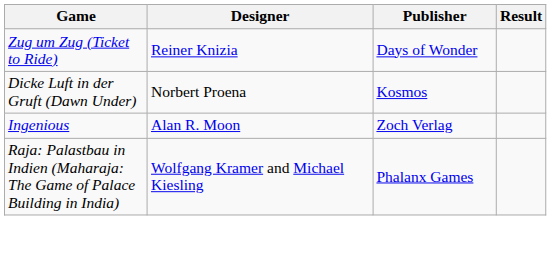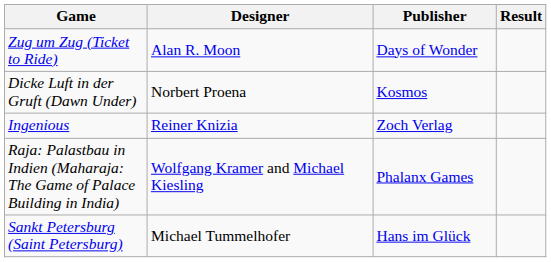(194, 50) Reiner Knizia -> (196, 50) Alan R. Moon
(196, 125) Alan R. Moon -> (194, 125) Reiner Knizia
+ row: (65, 235)
